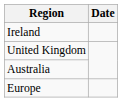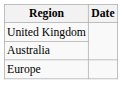- row: (24, 32)
